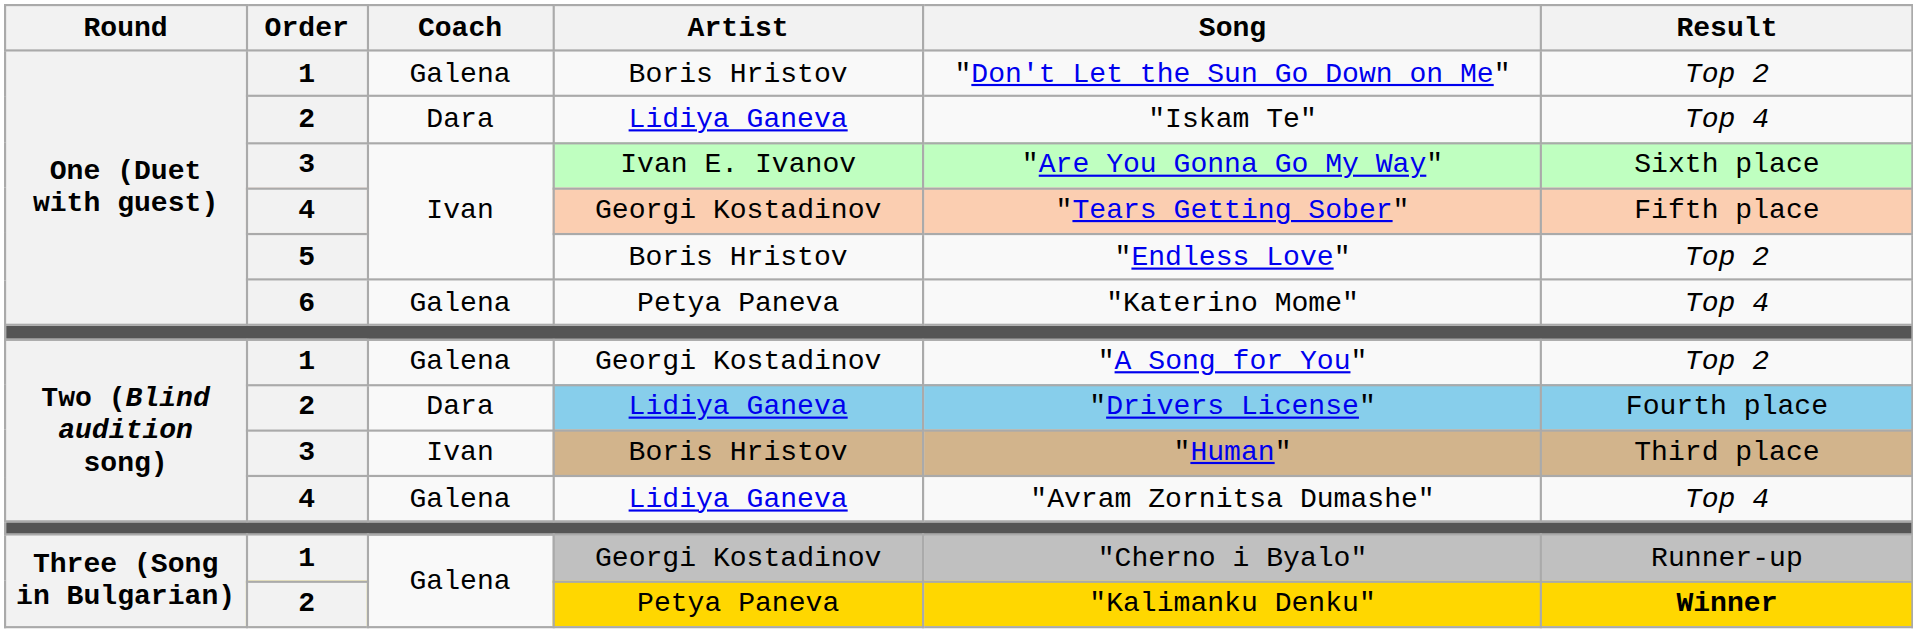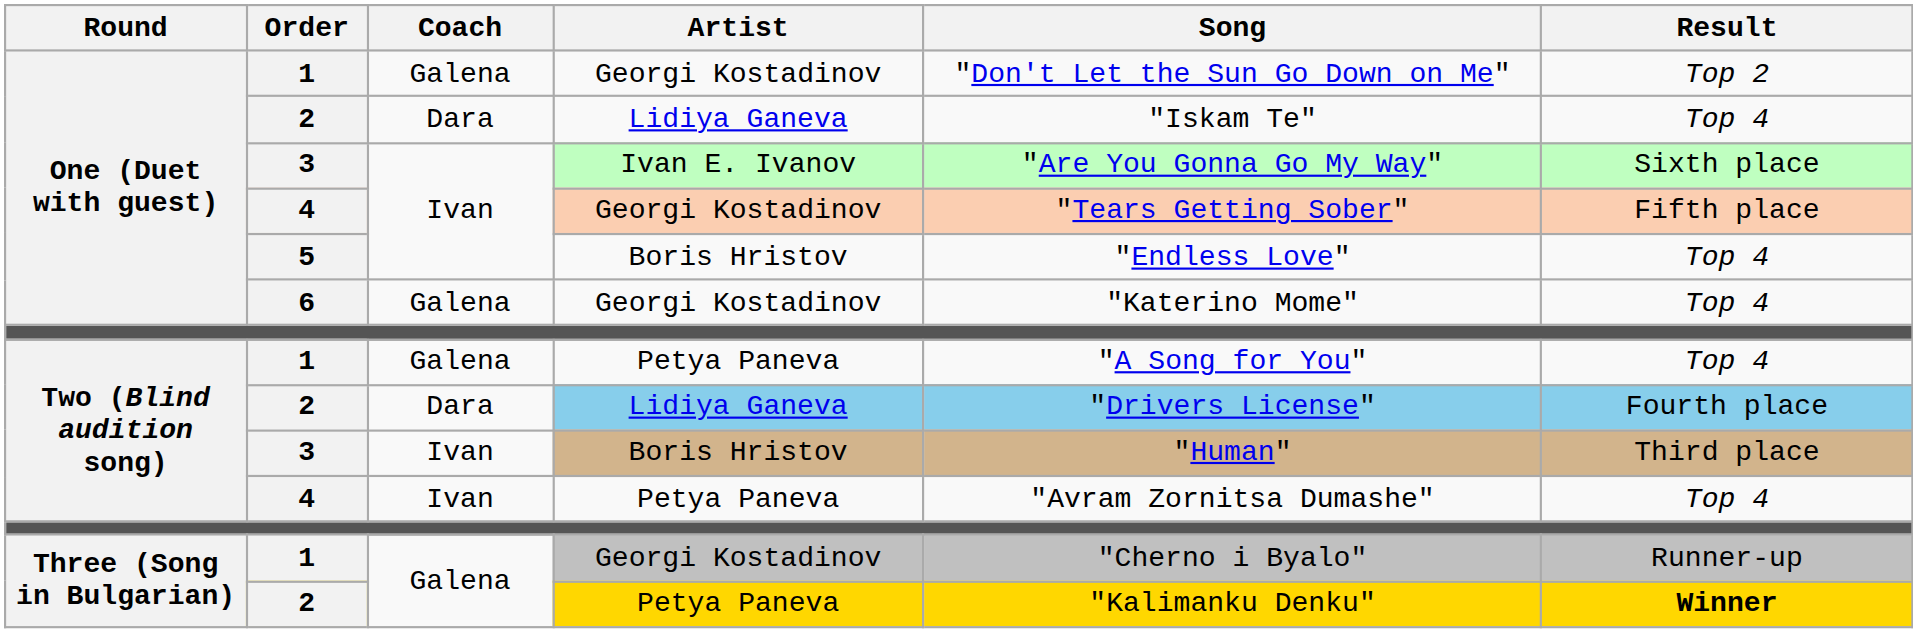(738, 74) Boris Hristov -> (738, 74) Georgi Kostadinov
(1727, 257) Top 2 -> (1727, 257) Top 4
(738, 303) Petya Paneva -> (738, 303) Georgi Kostadinov
(738, 362) Georgi Kostadinov -> (738, 362) Petya Paneva
(1727, 362) Top 2 -> (1727, 362) Top 4
(460, 499) Galena -> (460, 499) Ivan
(738, 499) Lidiya Ganeva -> (738, 499) Petya Paneva
